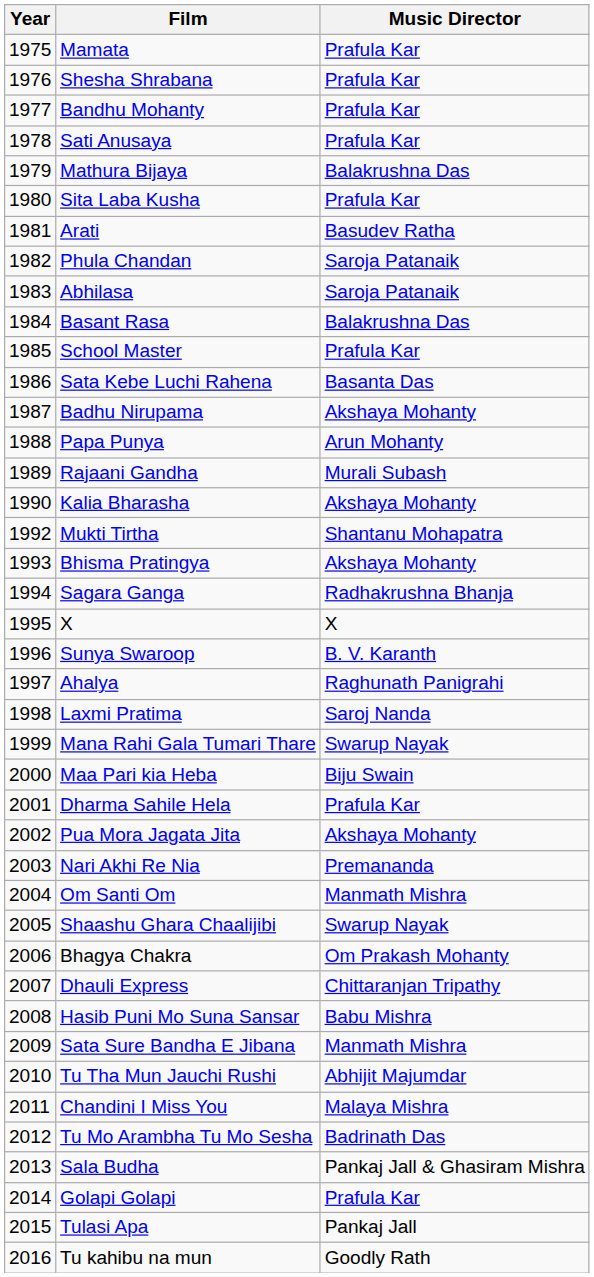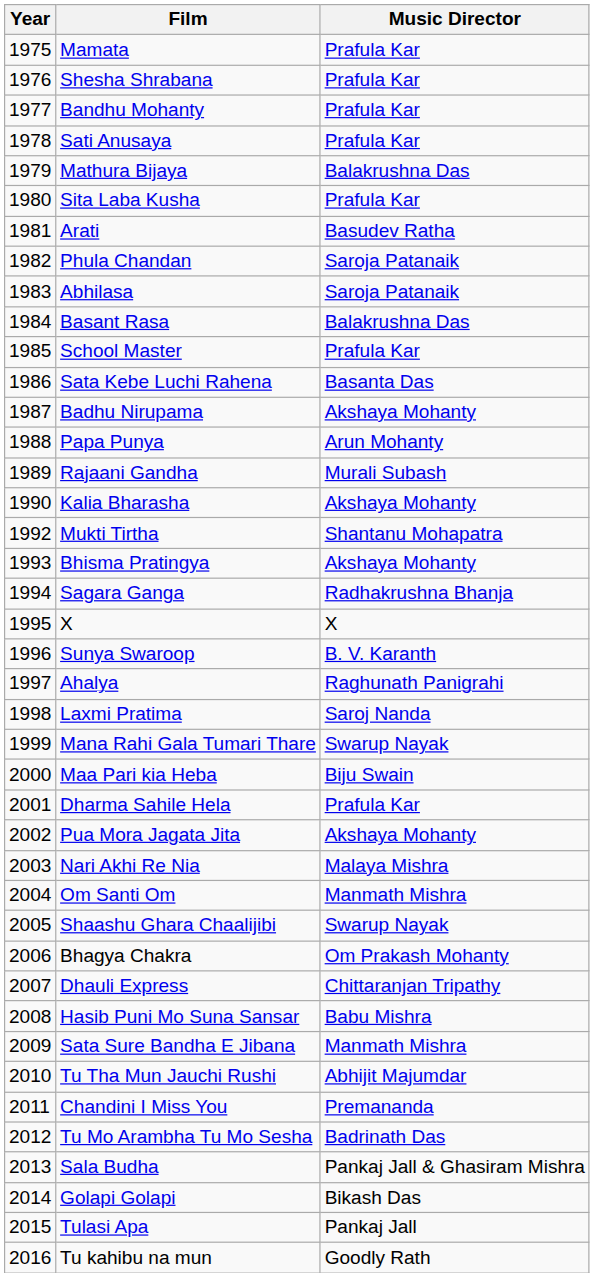(379, 865) Premananda -> (387, 865) Malaya Mishra
(387, 1106) Malaya Mishra -> (379, 1106) Premananda
(372, 1197) Prafula Kar -> (373, 1197) Bikash Das
